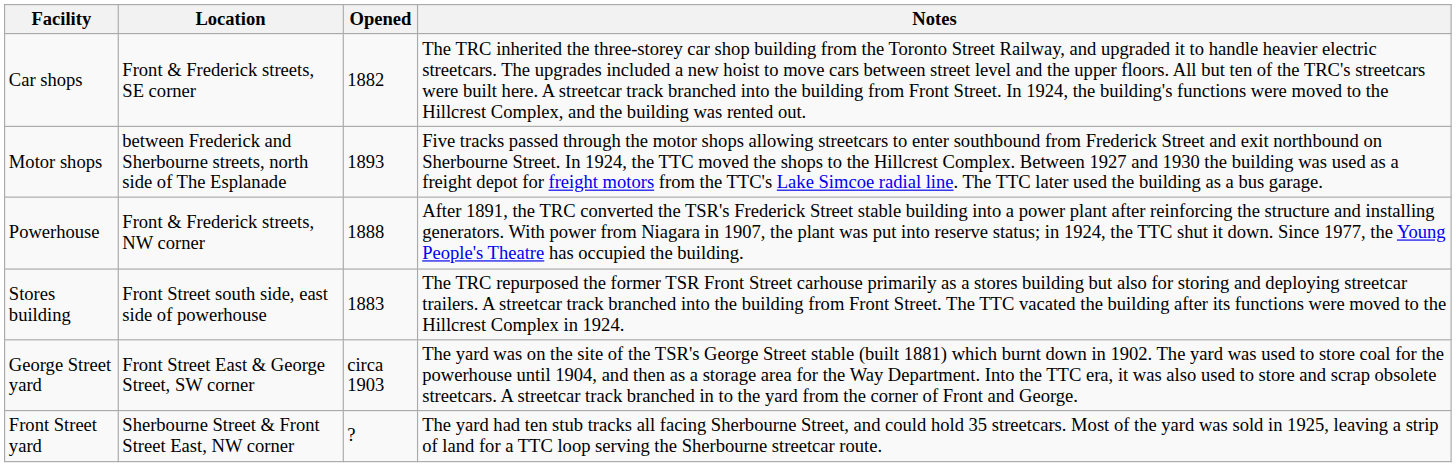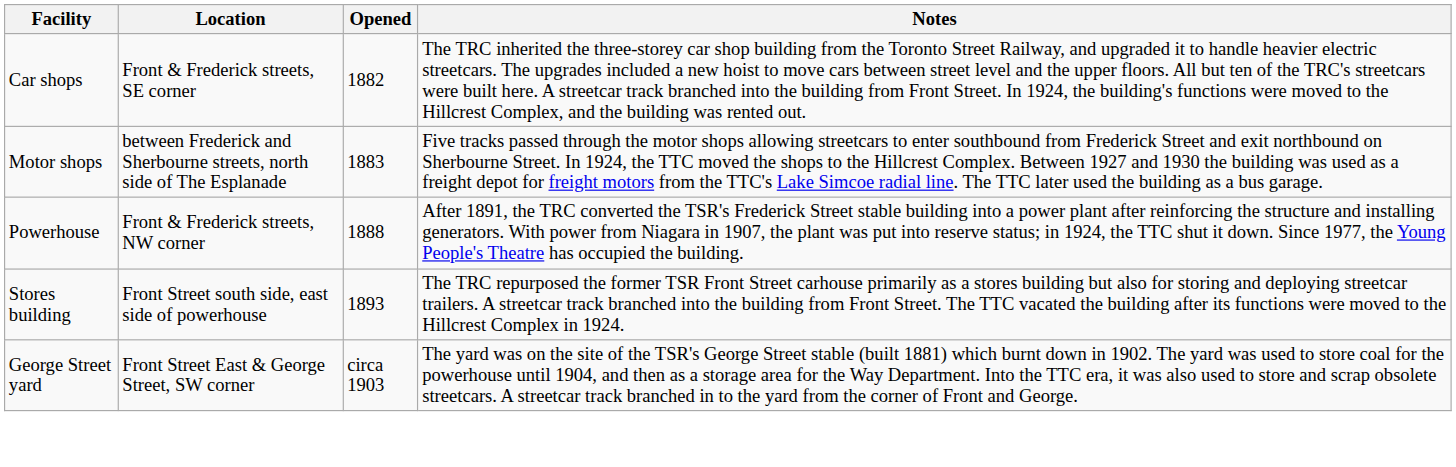(366, 161) 1893 -> (366, 161) 1883
(366, 303) 1883 -> (366, 303) 1893
- row: (53, 435)
